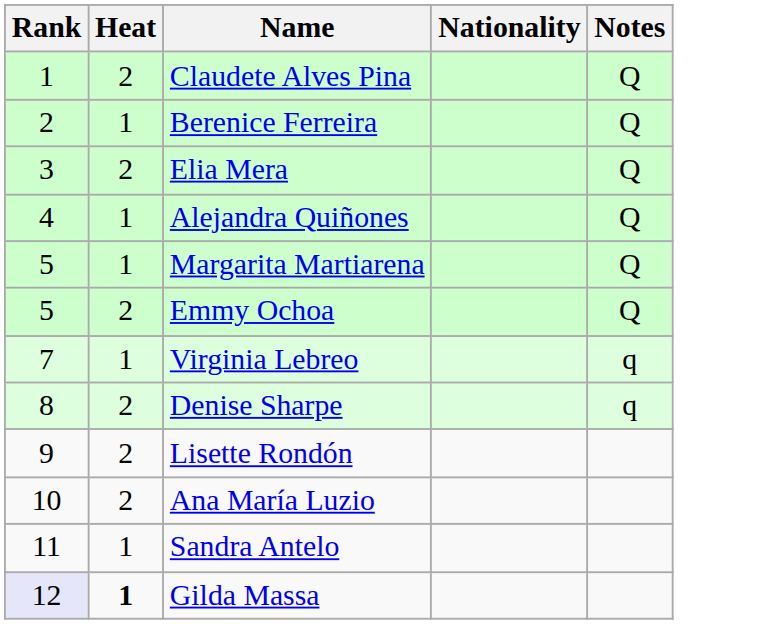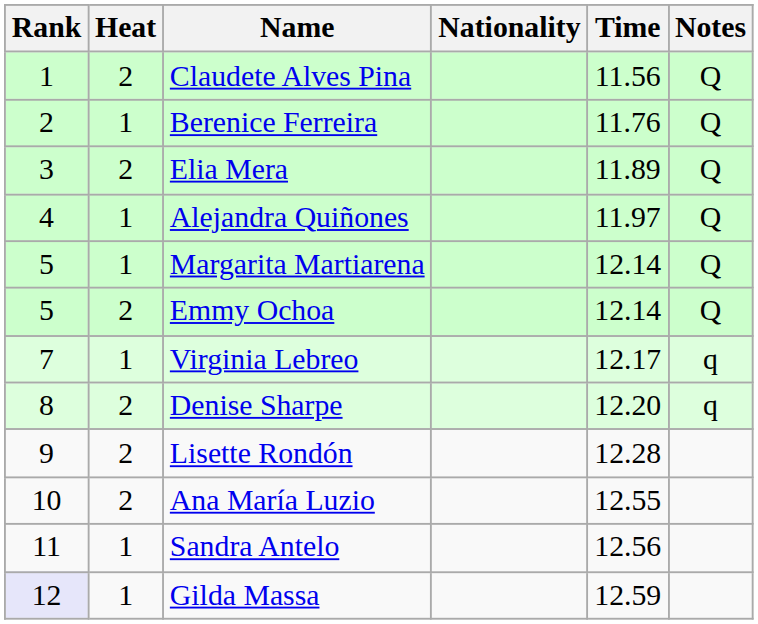+ column: (628, 28)
(126, 594) bold -> (126, 594) normal
